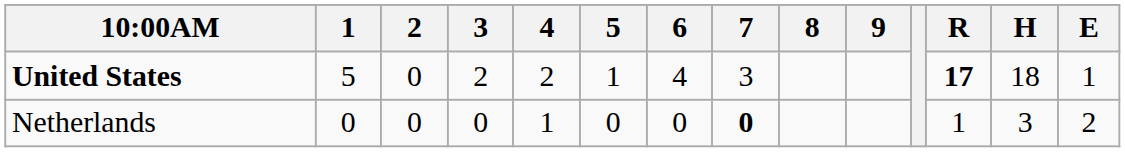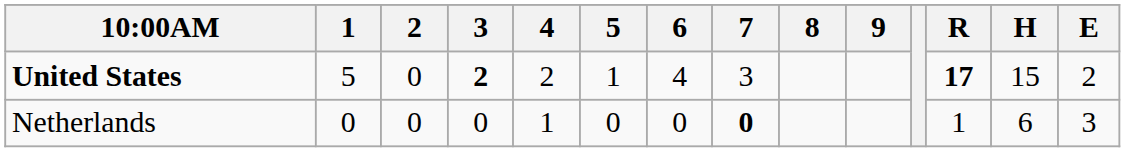(481, 75) normal -> (481, 75) bold
(1025, 75) 18 -> (1025, 75) 15
(1089, 75) 1 -> (1089, 75) 2
(1025, 122) 3 -> (1025, 122) 6
(1089, 122) 2 -> (1089, 122) 3
